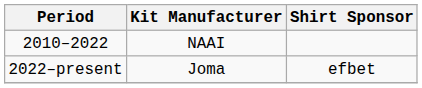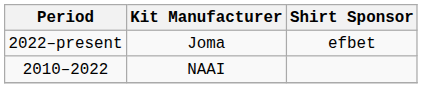rows swapped: (65, 43) <-> (65, 69)
